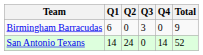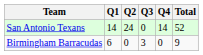rows swapped: (54, 27) <-> (46, 43)
